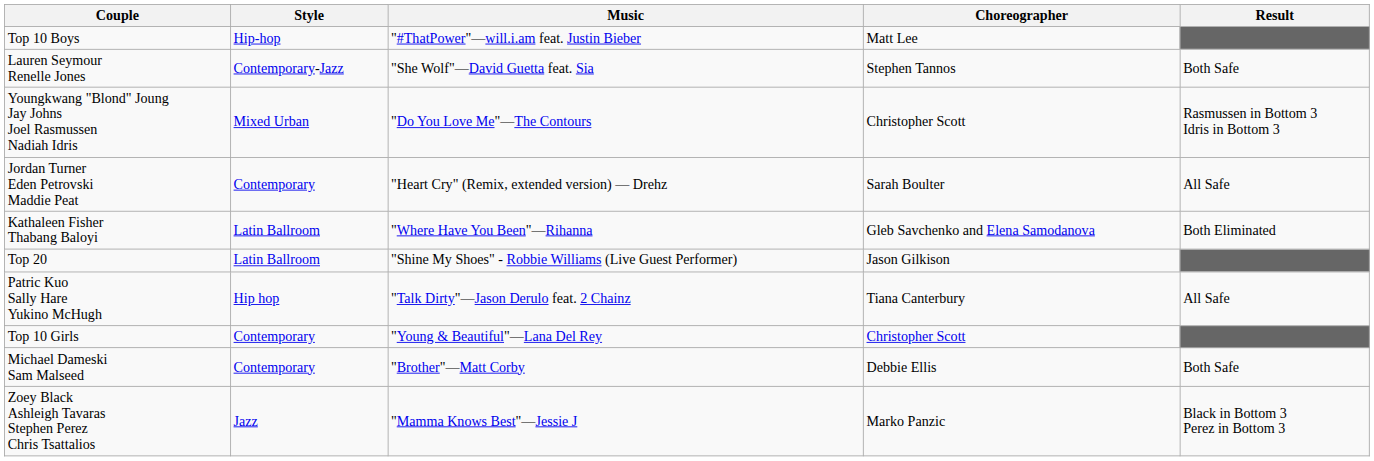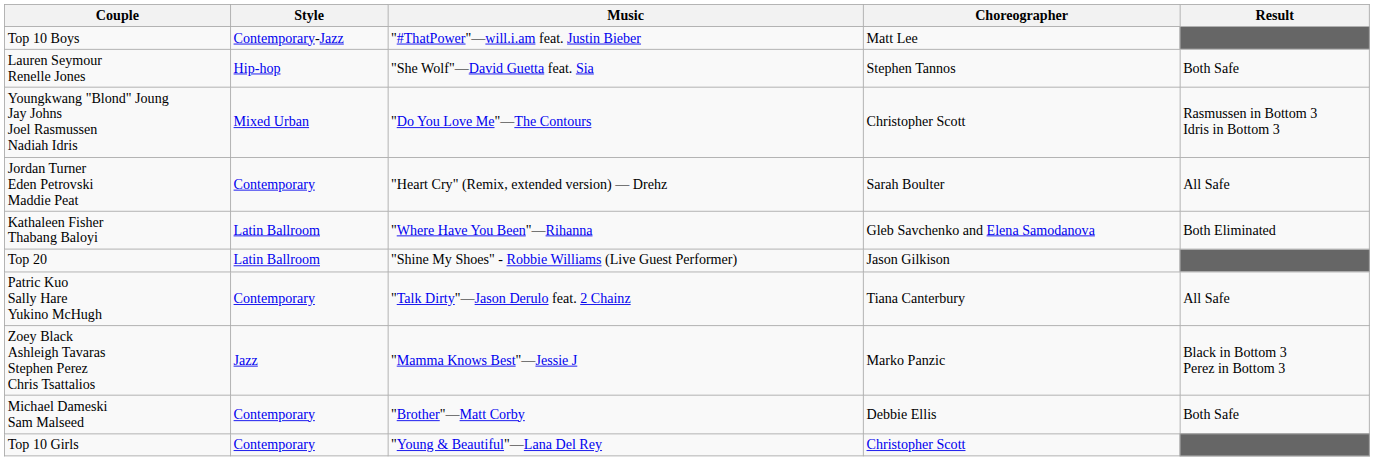(257, 37) Hip-hop -> (289, 37) Contemporary-Jazz
(289, 68) Contemporary-Jazz -> (257, 68) Hip-hop
(256, 298) Hip hop -> (274, 298) Contemporary
rows swapped: (57, 421) <-> (43, 336)
